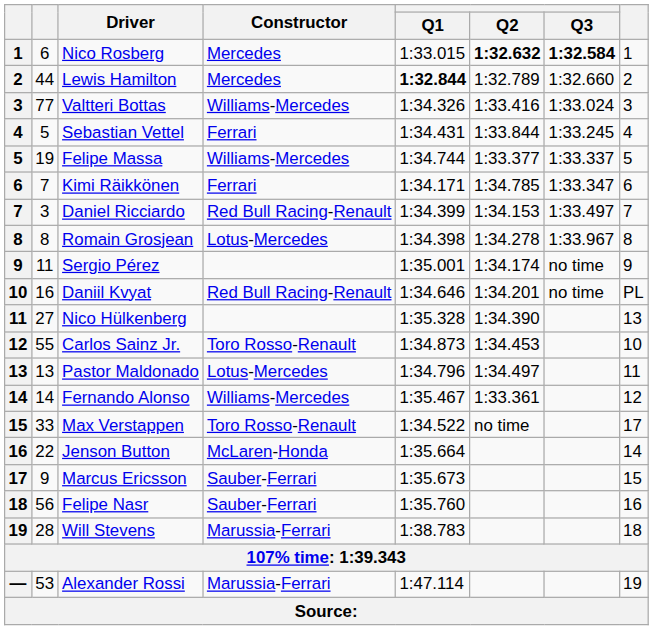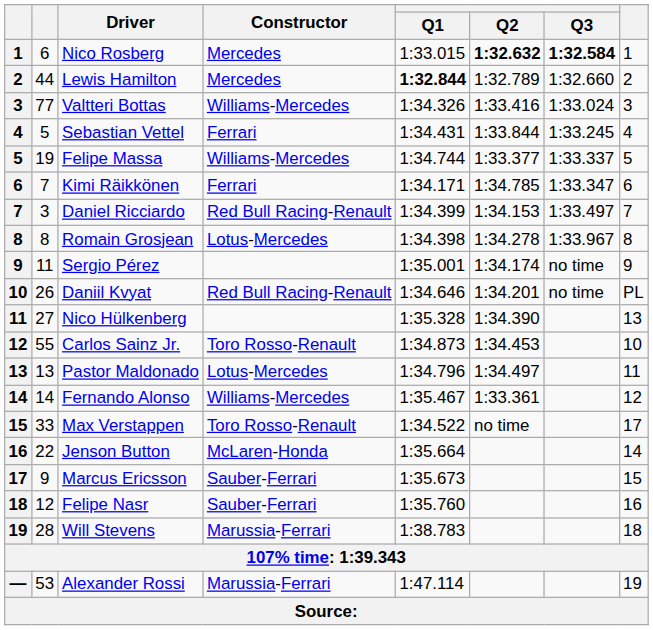(45, 291) 16 -> (45, 291) 26
(45, 504) 56 -> (45, 504) 12
